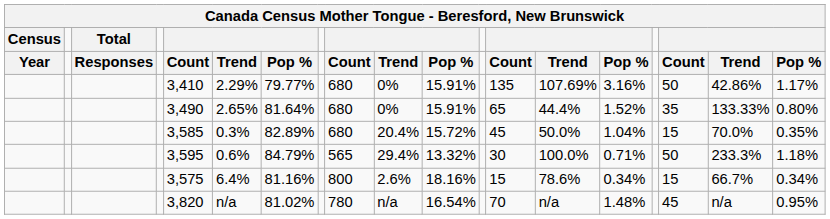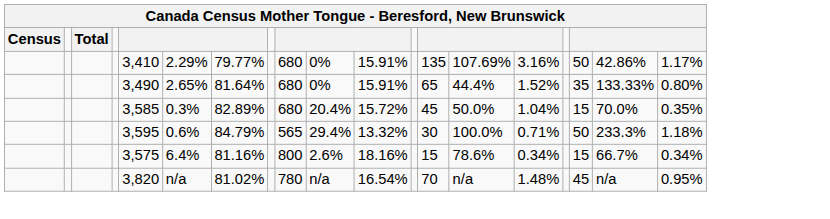- row: (34, 62)
